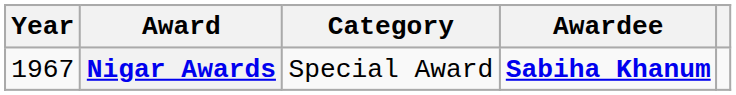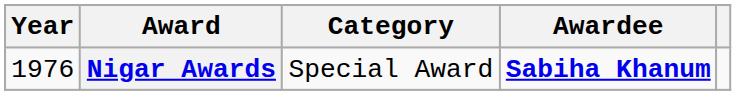(43, 69) 1967 -> (43, 69) 1976
